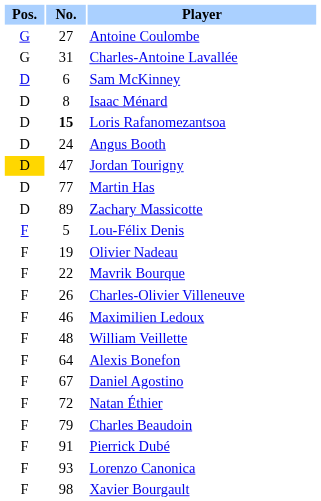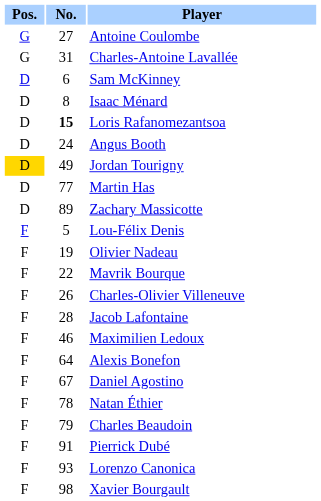(66, 165) 47 -> (66, 165) 49
+ row: (139, 317)
- row: (138, 338)
(66, 403) 72 -> (66, 403) 78
